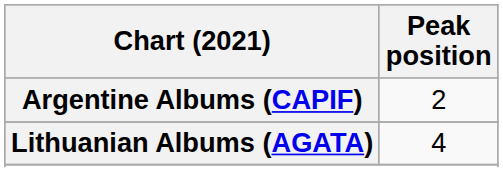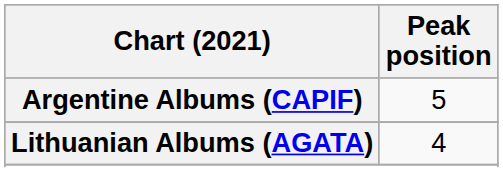(439, 99) 2 -> (439, 99) 5
